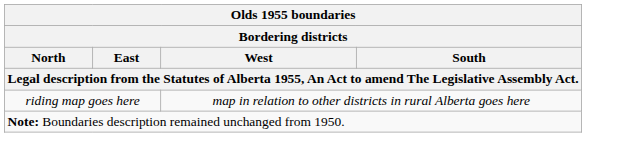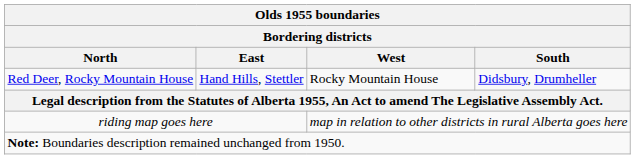+ row: (100, 79)
